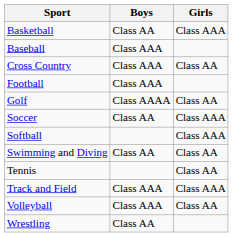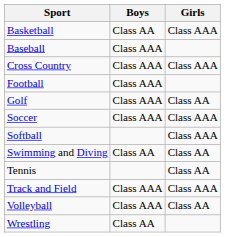(197, 65) Class AA -> (193, 65) Class AAA
(142, 100) Class AAAA -> (138, 100) Class AAA
(134, 118) Class AA -> (138, 118) Class AAA
